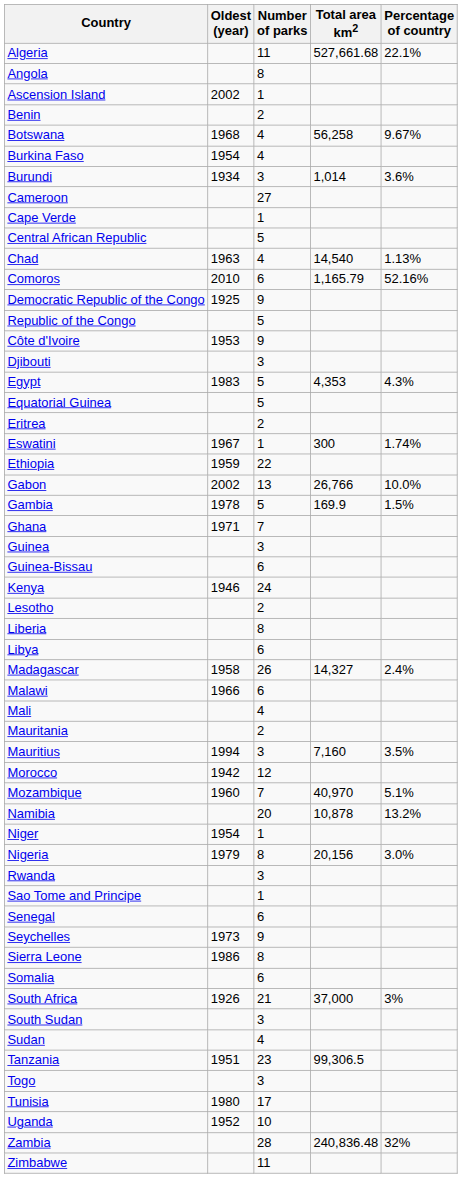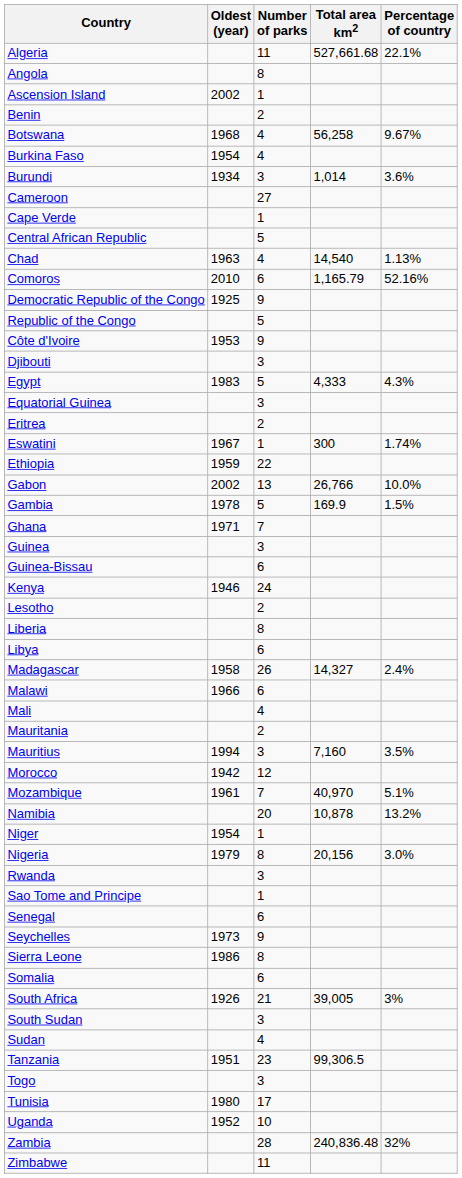(330, 382) 4,353 -> (330, 382) 4,333
(261, 402) 5 -> (261, 402) 3
(225, 793) 1960 -> (225, 793) 1961
(333, 998) 37,000 -> (333, 998) 39,005
